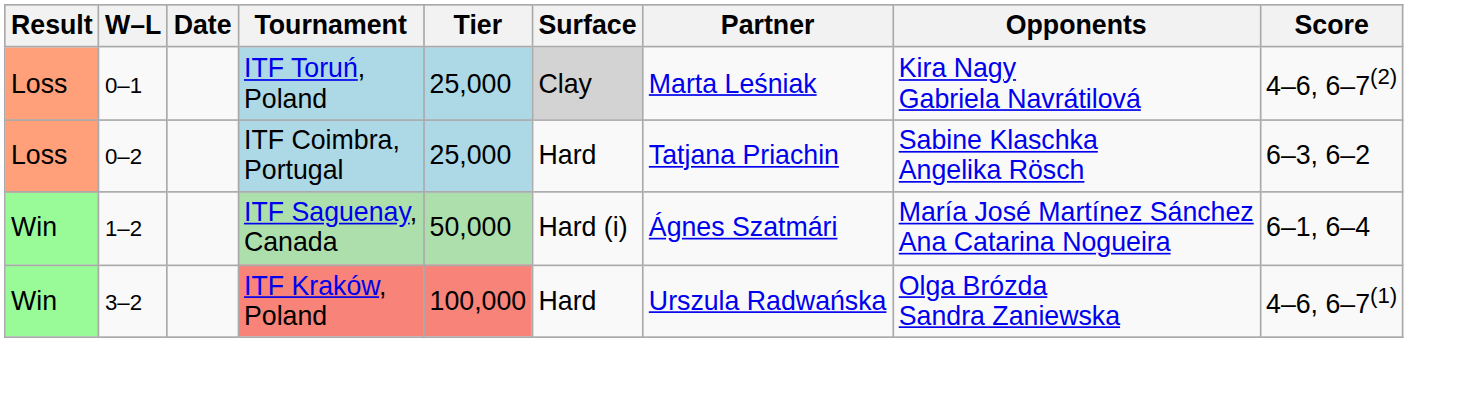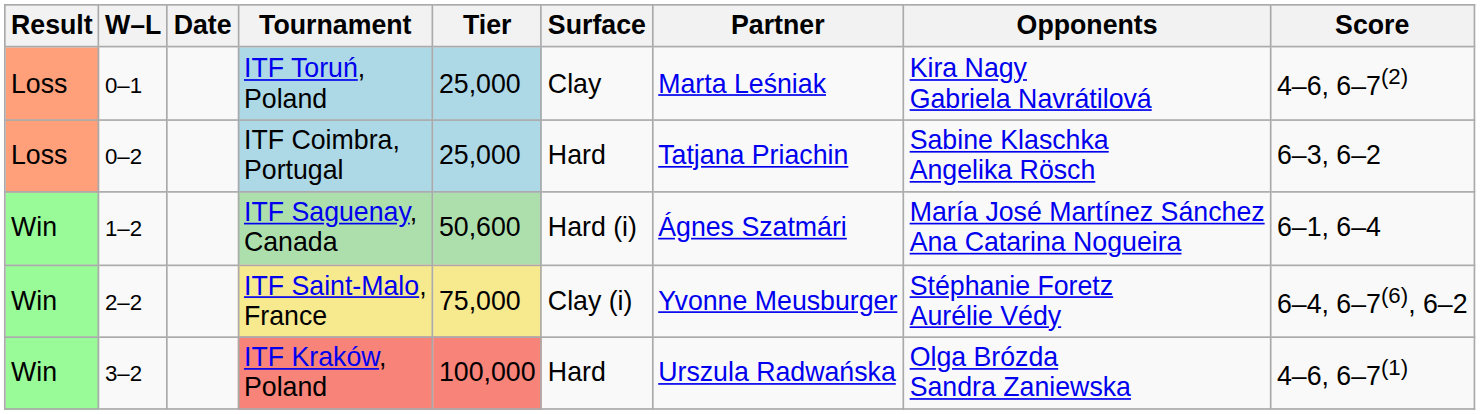(565, 83) lightgrey background -> (575, 83) no background
(470, 227) 50,000 -> (480, 227) 50,600
+ row: (335, 300)
